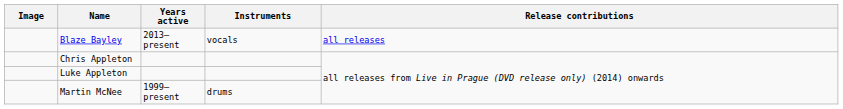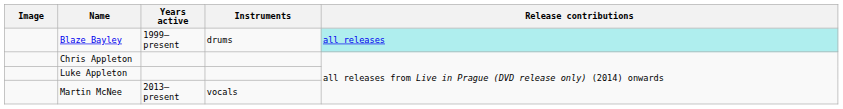(161, 40) 2013–present -> (161, 40) 1999–present
(222, 40) vocals -> (220, 40) drums
(354, 40) no background -> (354, 40) paleturquoise background
(161, 92) 1999–present -> (161, 92) 2013–present
(220, 92) drums -> (222, 92) vocals
